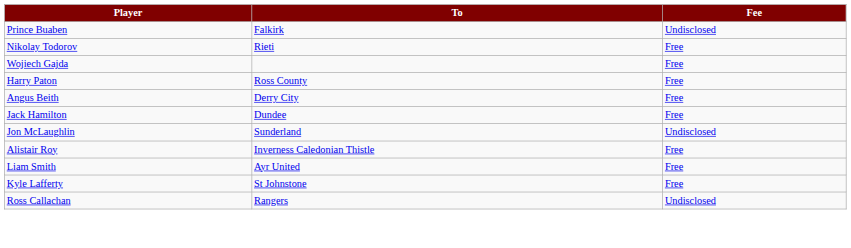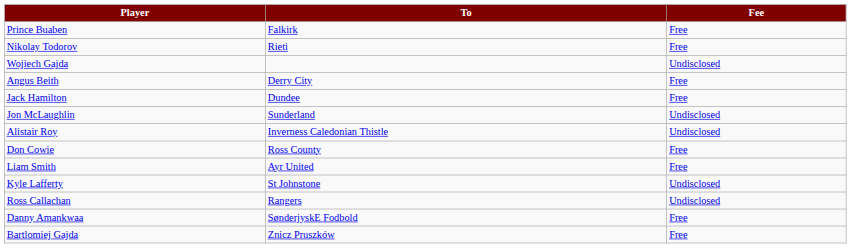(690, 30) Undisclosed -> (678, 30) Free
(674, 64) Free -> (695, 64) Undisclosed
- row: (32, 81)
(674, 149) Free -> (695, 132) Undisclosed
+ row: (30, 149)
(674, 183) Free -> (695, 183) Undisclosed
+ row: (45, 217)
+ row: (42, 234)
